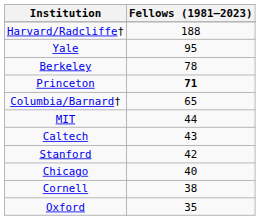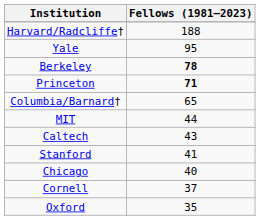(191, 66) normal -> (191, 66) bold
(191, 154) 42 -> (191, 154) 41
(191, 189) 38 -> (191, 189) 37
